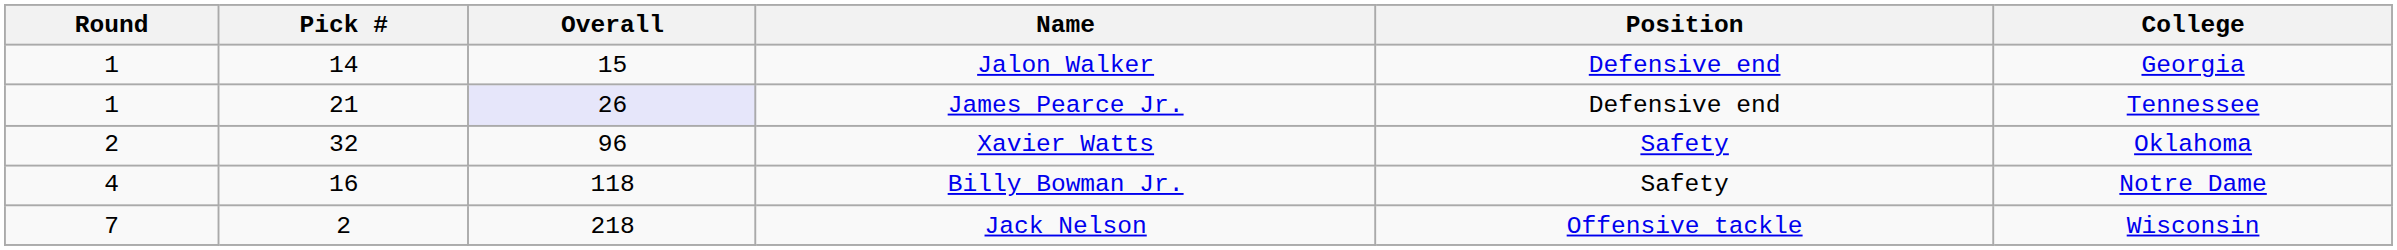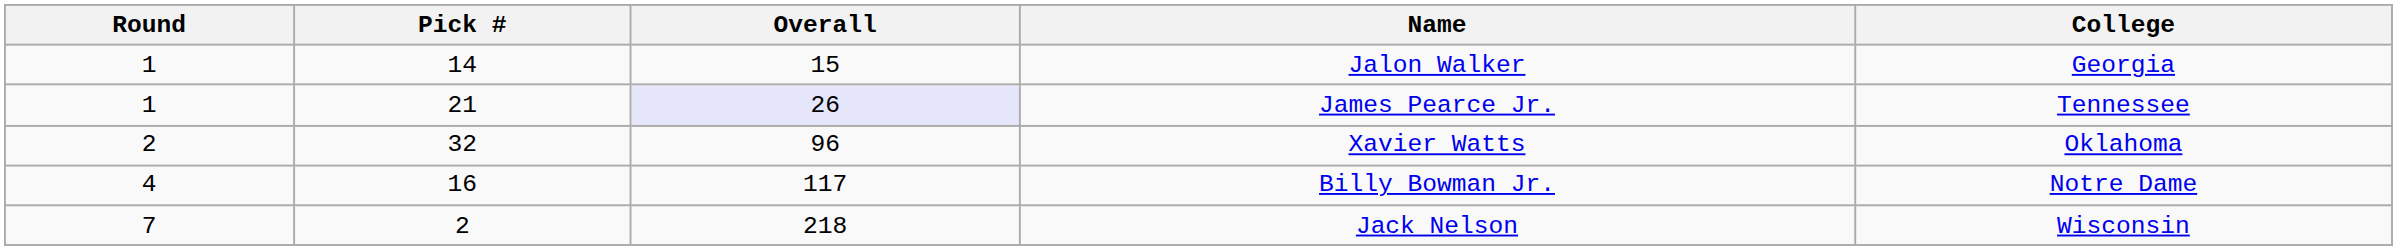- column: (1685, 25)
(613, 185) 118 -> (825, 185) 117
